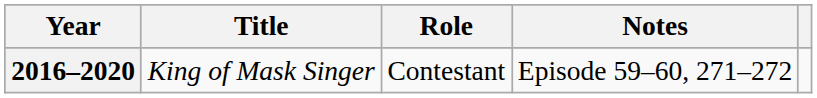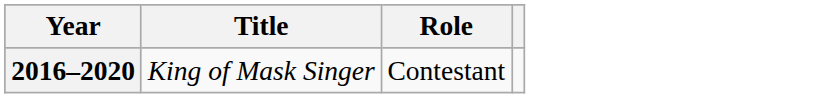- column: (655, 26)
